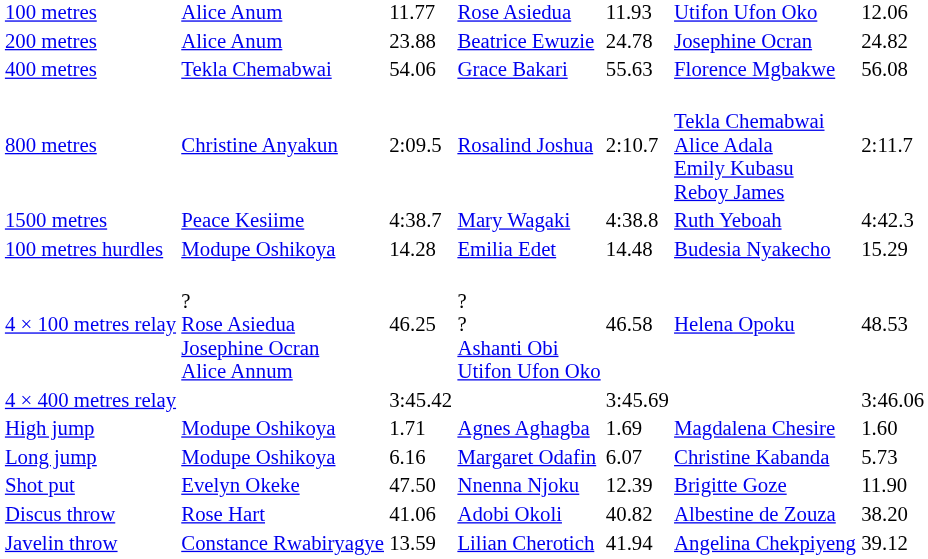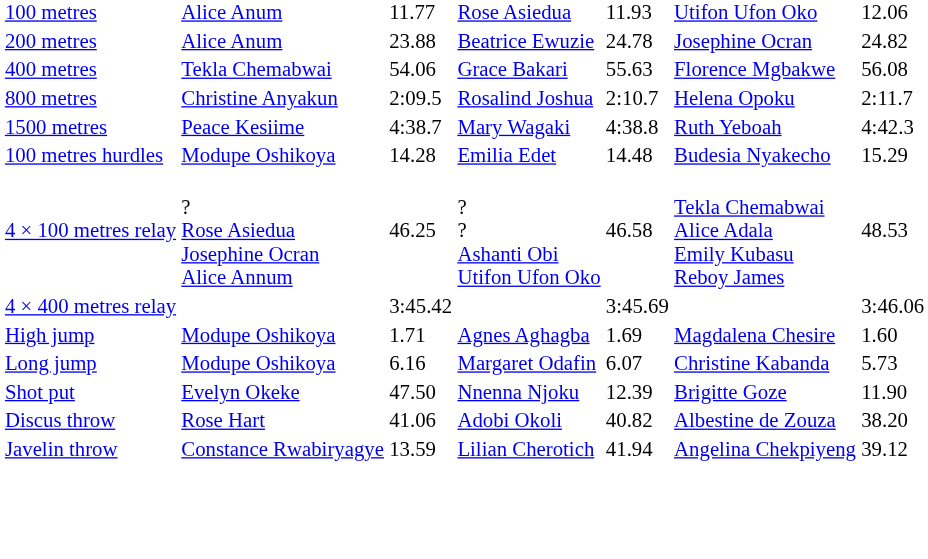(749, 156) Tekla Chemabwai Alice Adala Emily Kubasu Reboy James -> (734, 98) Helena Opoku
(734, 324) Helena Opoku -> (749, 242) Tekla Chemabwai Alice Adala Emily Kubasu Reboy James
